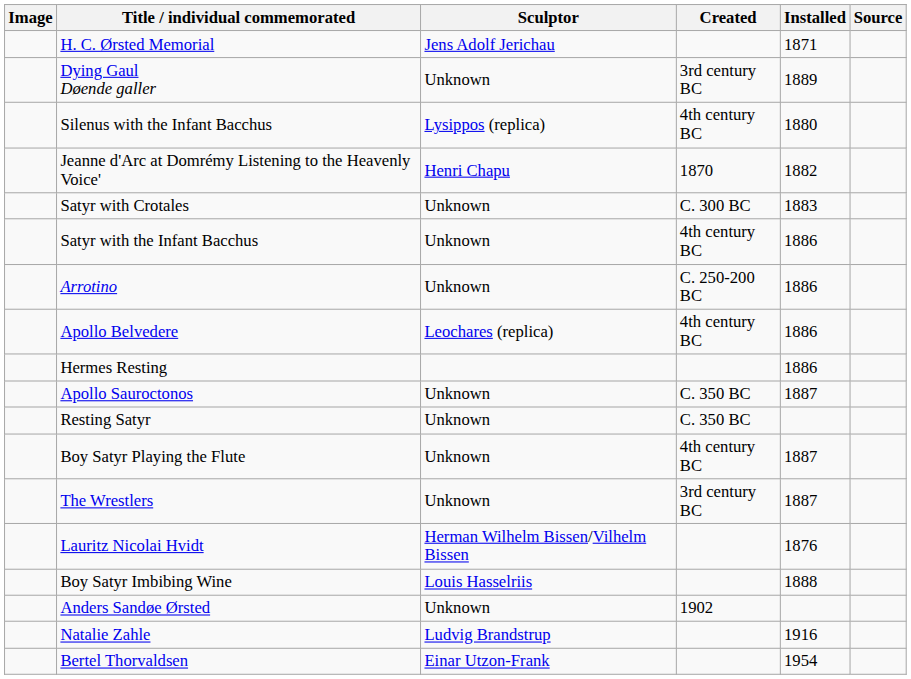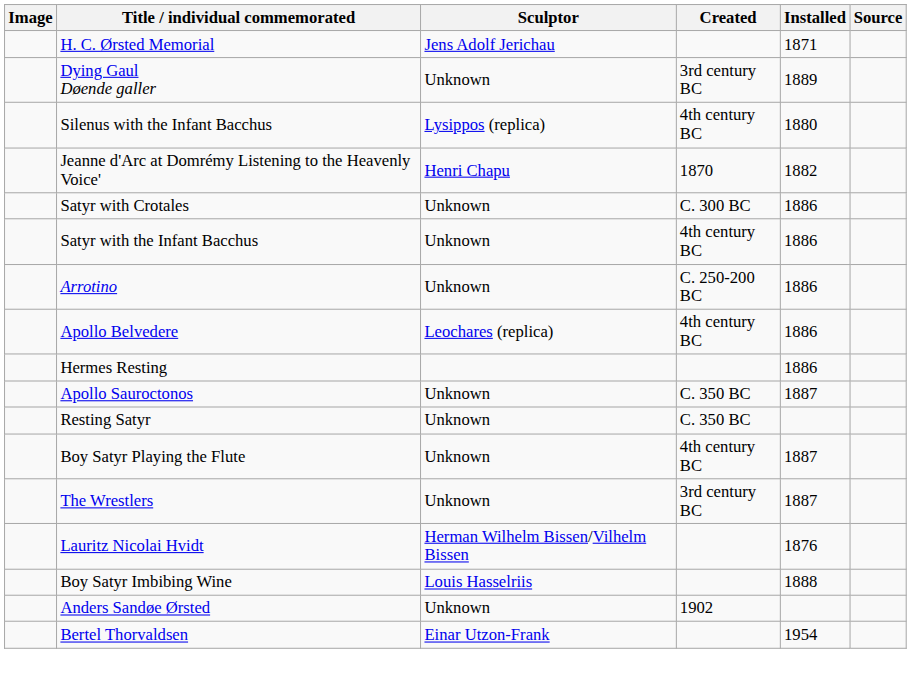(801, 205) 1883 -> (801, 205) 1886
- row: (105, 634)
